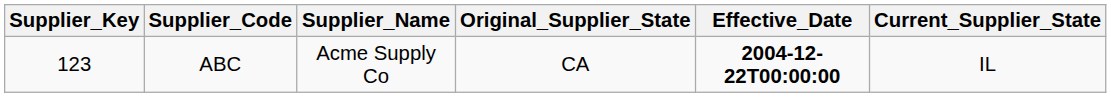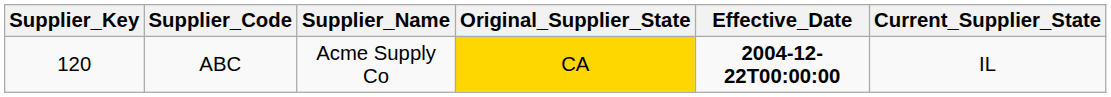(74, 64) 123 -> (74, 64) 120
(575, 64) no background -> (575, 64) gold background
